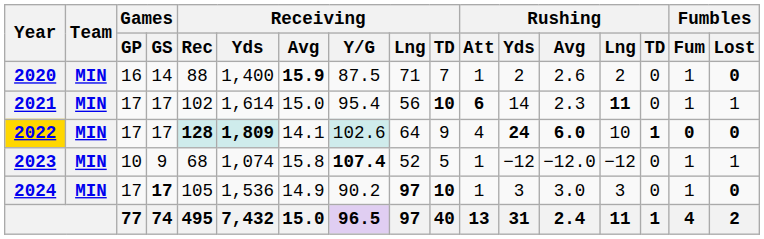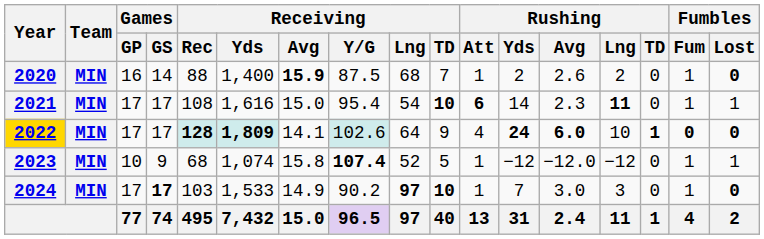(410, 76) 71 -> (410, 76) 68
(197, 105) 102 -> (197, 105) 108
(248, 105) 1,614 -> (248, 105) 1,616
(410, 105) 56 -> (410, 105) 54
(197, 191) 105 -> (197, 191) 103
(248, 191) 1,536 -> (248, 191) 1,533
(519, 191) 3 -> (519, 191) 7
